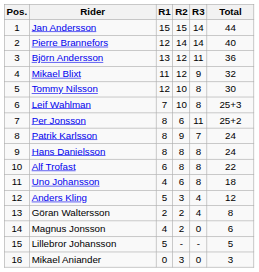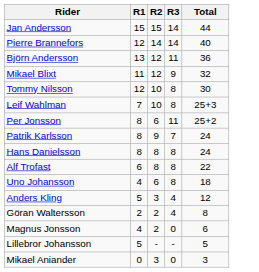- column: (17, 12)
